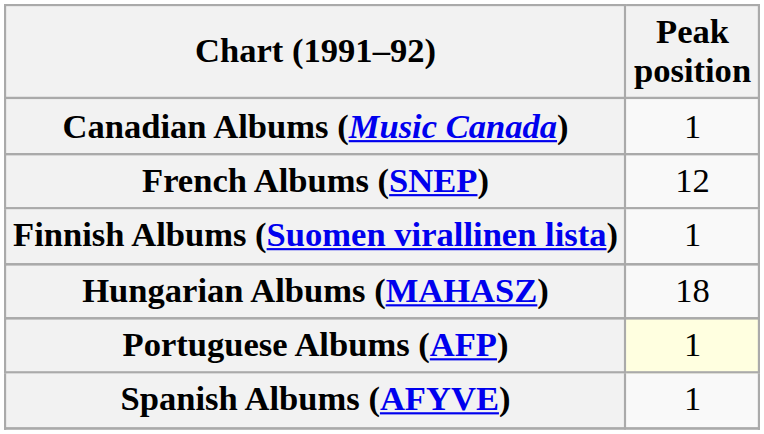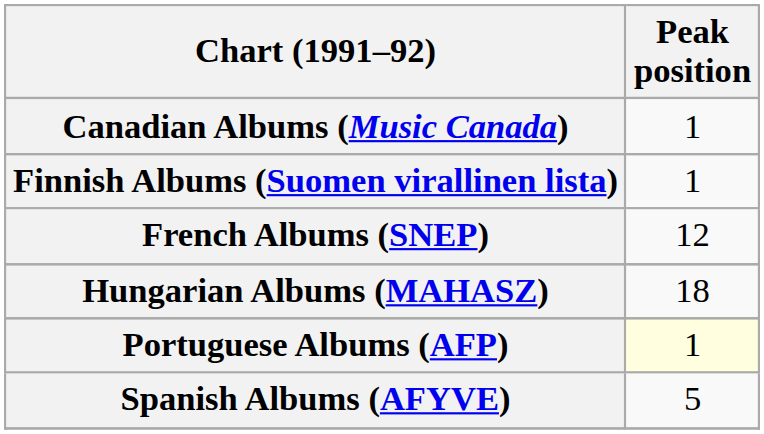rows swapped: (316, 180) <-> (316, 235)
(693, 399) 1 -> (693, 399) 5
